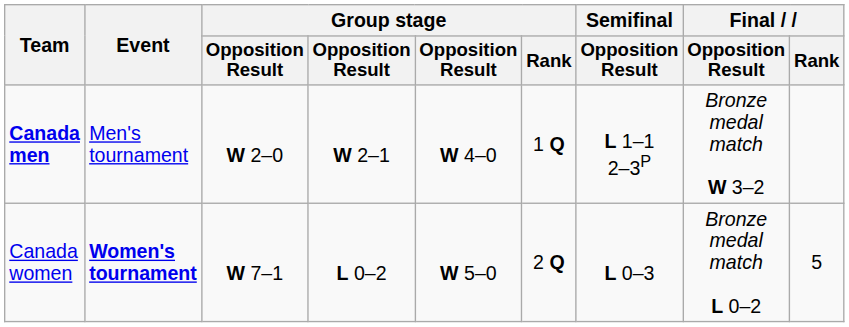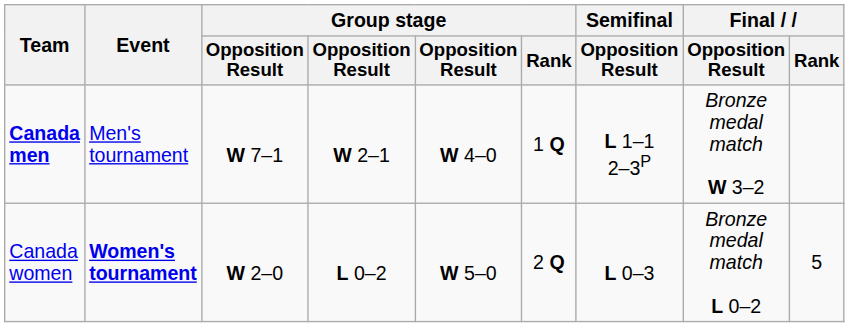(255, 155) W 2–0 -> (255, 155) W 7–1
(255, 273) W 7–1 -> (255, 273) W 2–0
